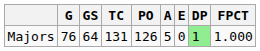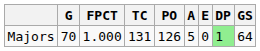columns swapped: (90, 15) <-> (233, 15)
(69, 36) 76 -> (69, 36) 70
